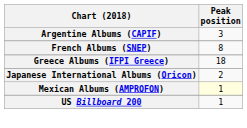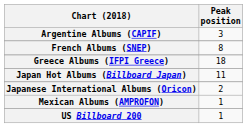+ row: (101, 75)
(221, 88) lightyellow background -> (221, 102) no background
